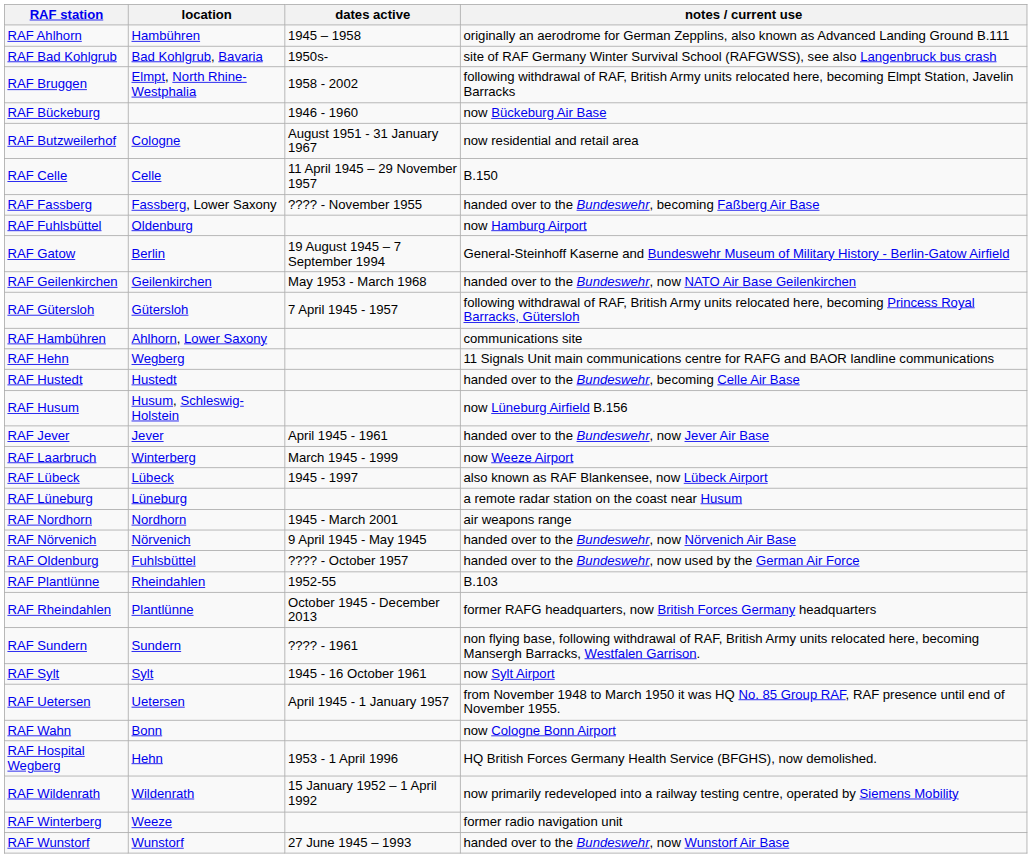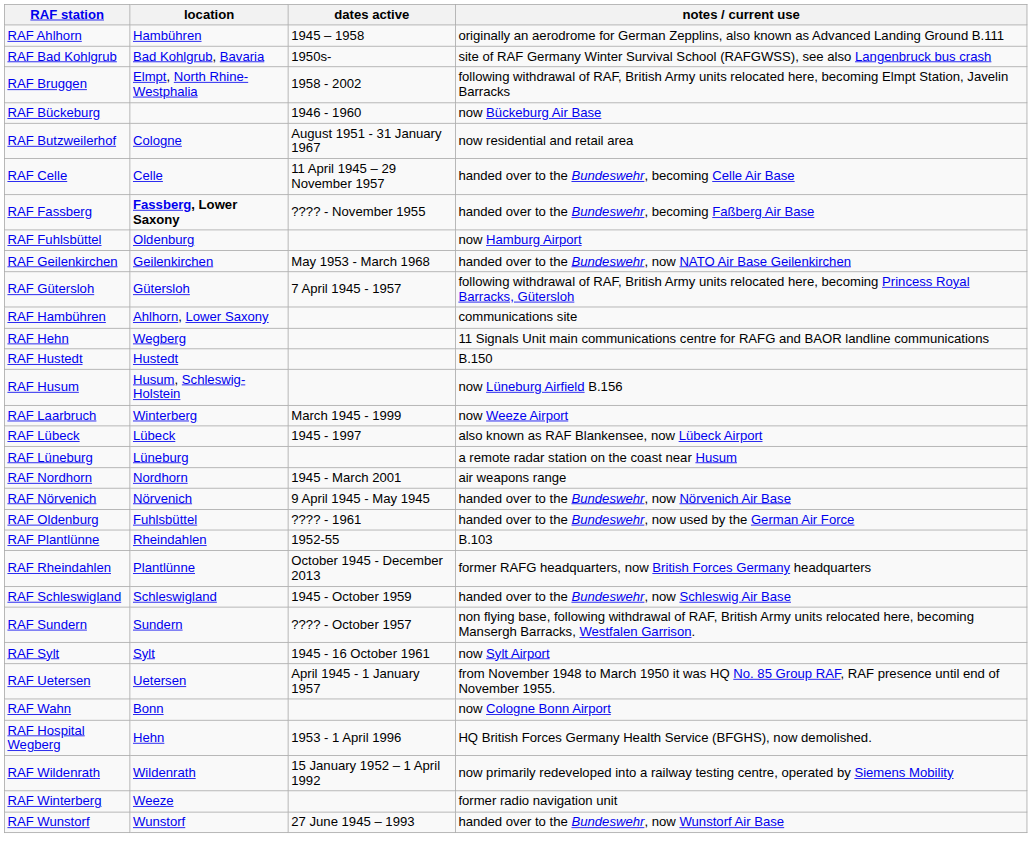(481, 176) B.150 -> (627, 176) handed over to the Bundeswehr, becoming Celle Air Base
(204, 204) normal -> (185, 212) bold
- row: (41, 253)
(632, 380) handed over to the Bundeswehr, becoming Celle Air Base -> (476, 359) B.150
- row: (38, 436)
(348, 561) ???? - October 1957 -> (326, 519) ???? - 1961
+ row: (64, 596)
(323, 645) ???? - 1961 -> (351, 624) ???? - October 1957
